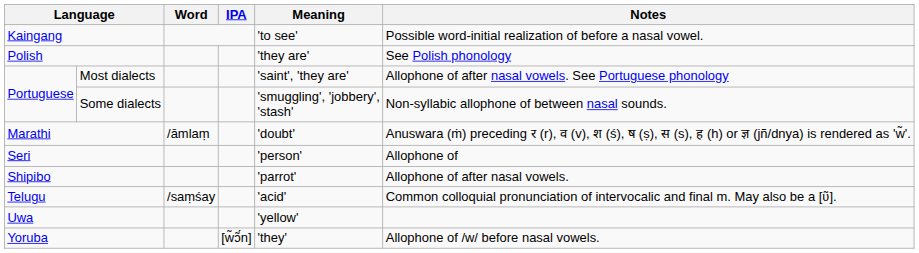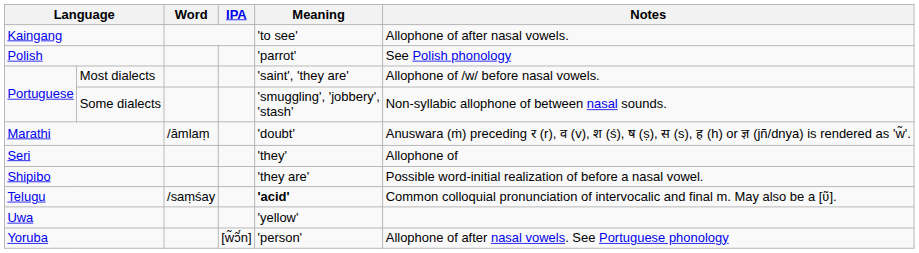(545, 35) Possible word-initial realization of before a nasal vowel. -> (477, 35) Allophone of after nasal vowels.
(283, 55) 'they are' -> (277, 55) 'parrot'
(557, 76) Allophone of after nasal vowels. See Portuguese phonology -> (493, 76) Allophone of /w/ before nasal vowels.
(280, 155) 'person' -> (272, 155) 'they'
(277, 176) 'parrot' -> (283, 176) 'they are'
(477, 176) Allophone of after nasal vowels. -> (545, 176) Possible word-initial realization of before a nasal vowel.
(272, 197) normal -> (274, 197) bold
(272, 238) 'they' -> (280, 238) 'person'
(493, 238) Allophone of /w/ before nasal vowels. -> (557, 238) Allophone of after nasal vowels. See Portuguese phonology
